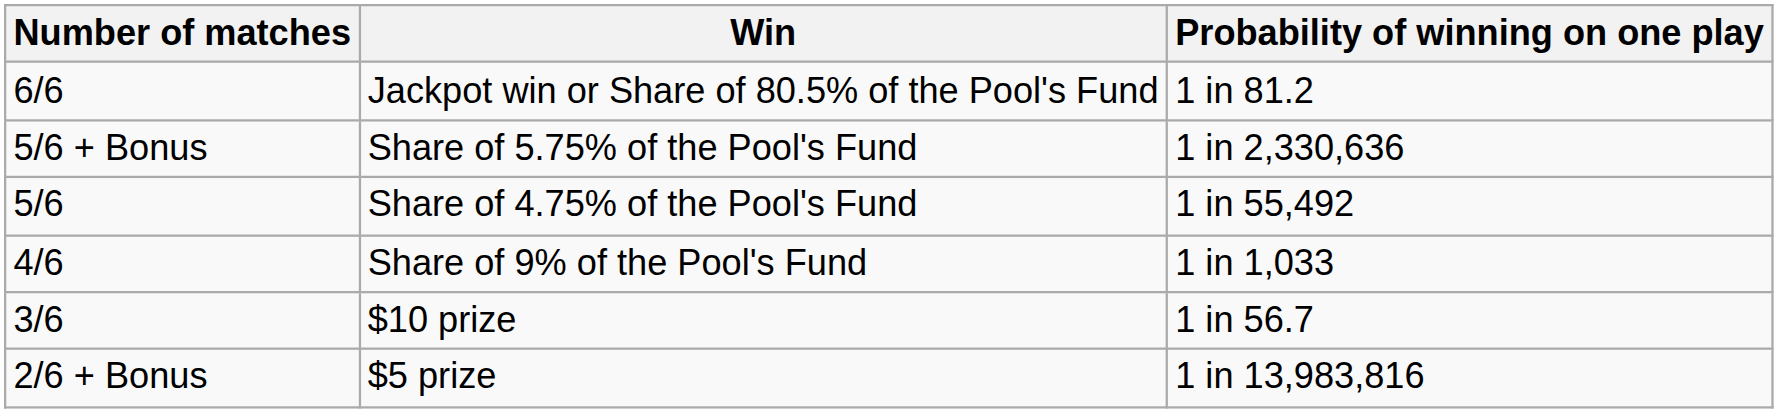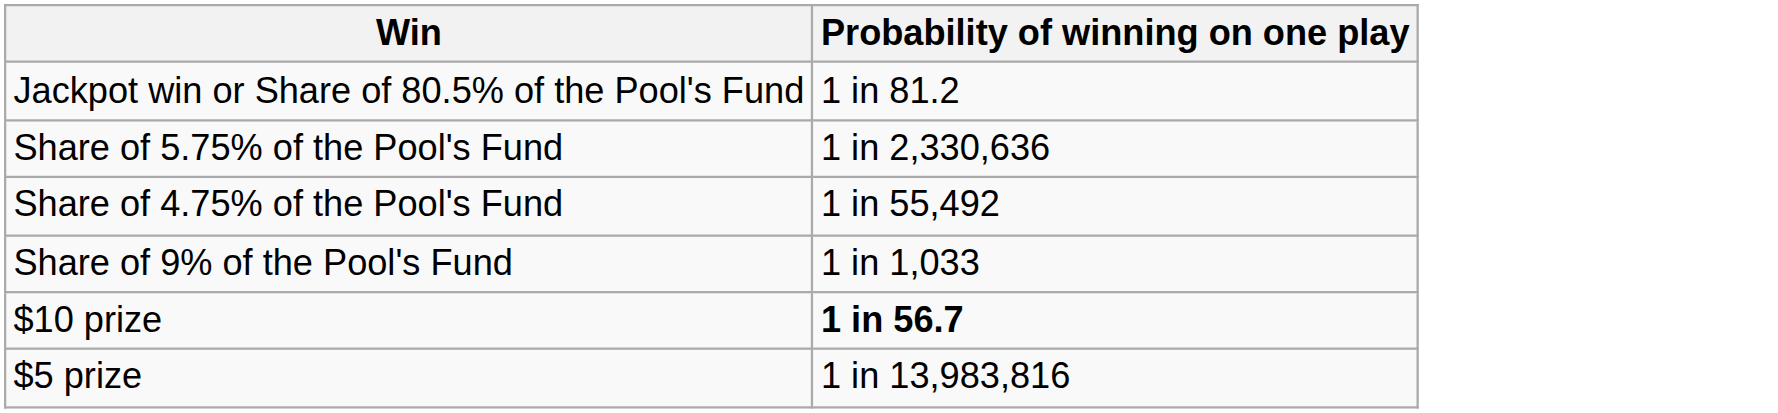- column: (182, 33)
(1245, 319) normal -> (892, 319) bold
